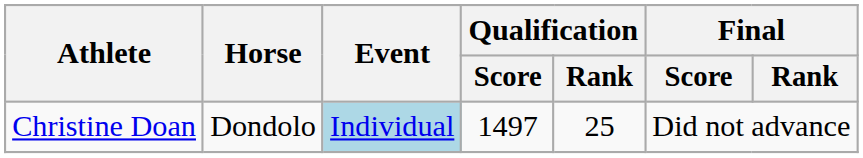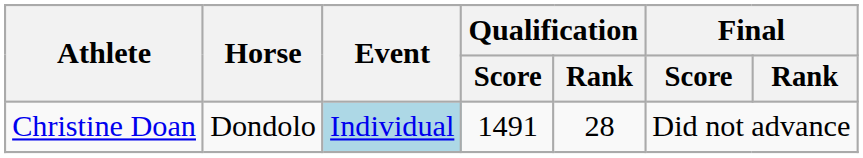(508, 126) 1497 -> (508, 126) 1491
(600, 126) 25 -> (600, 126) 28
